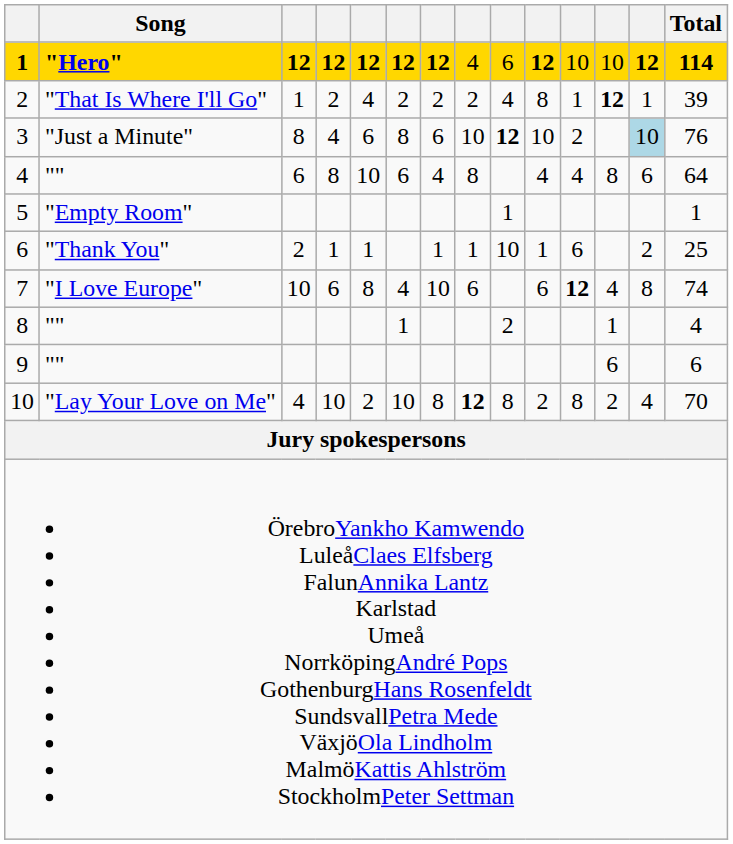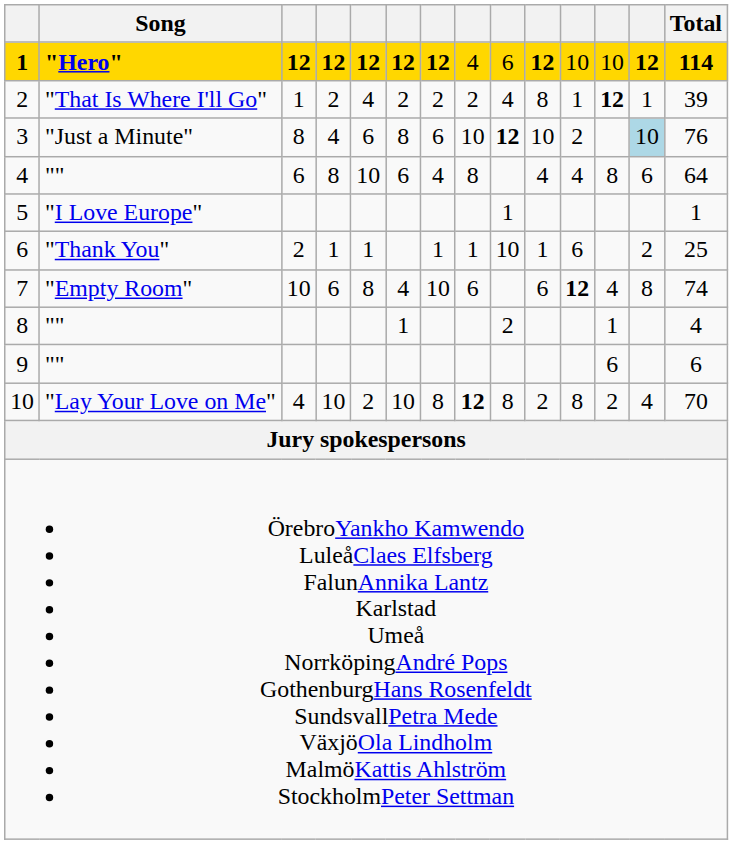(119, 212) "Empty Room" -> (124, 212) "I Love Europe"
(124, 288) "I Love Europe" -> (119, 288) "Empty Room"
